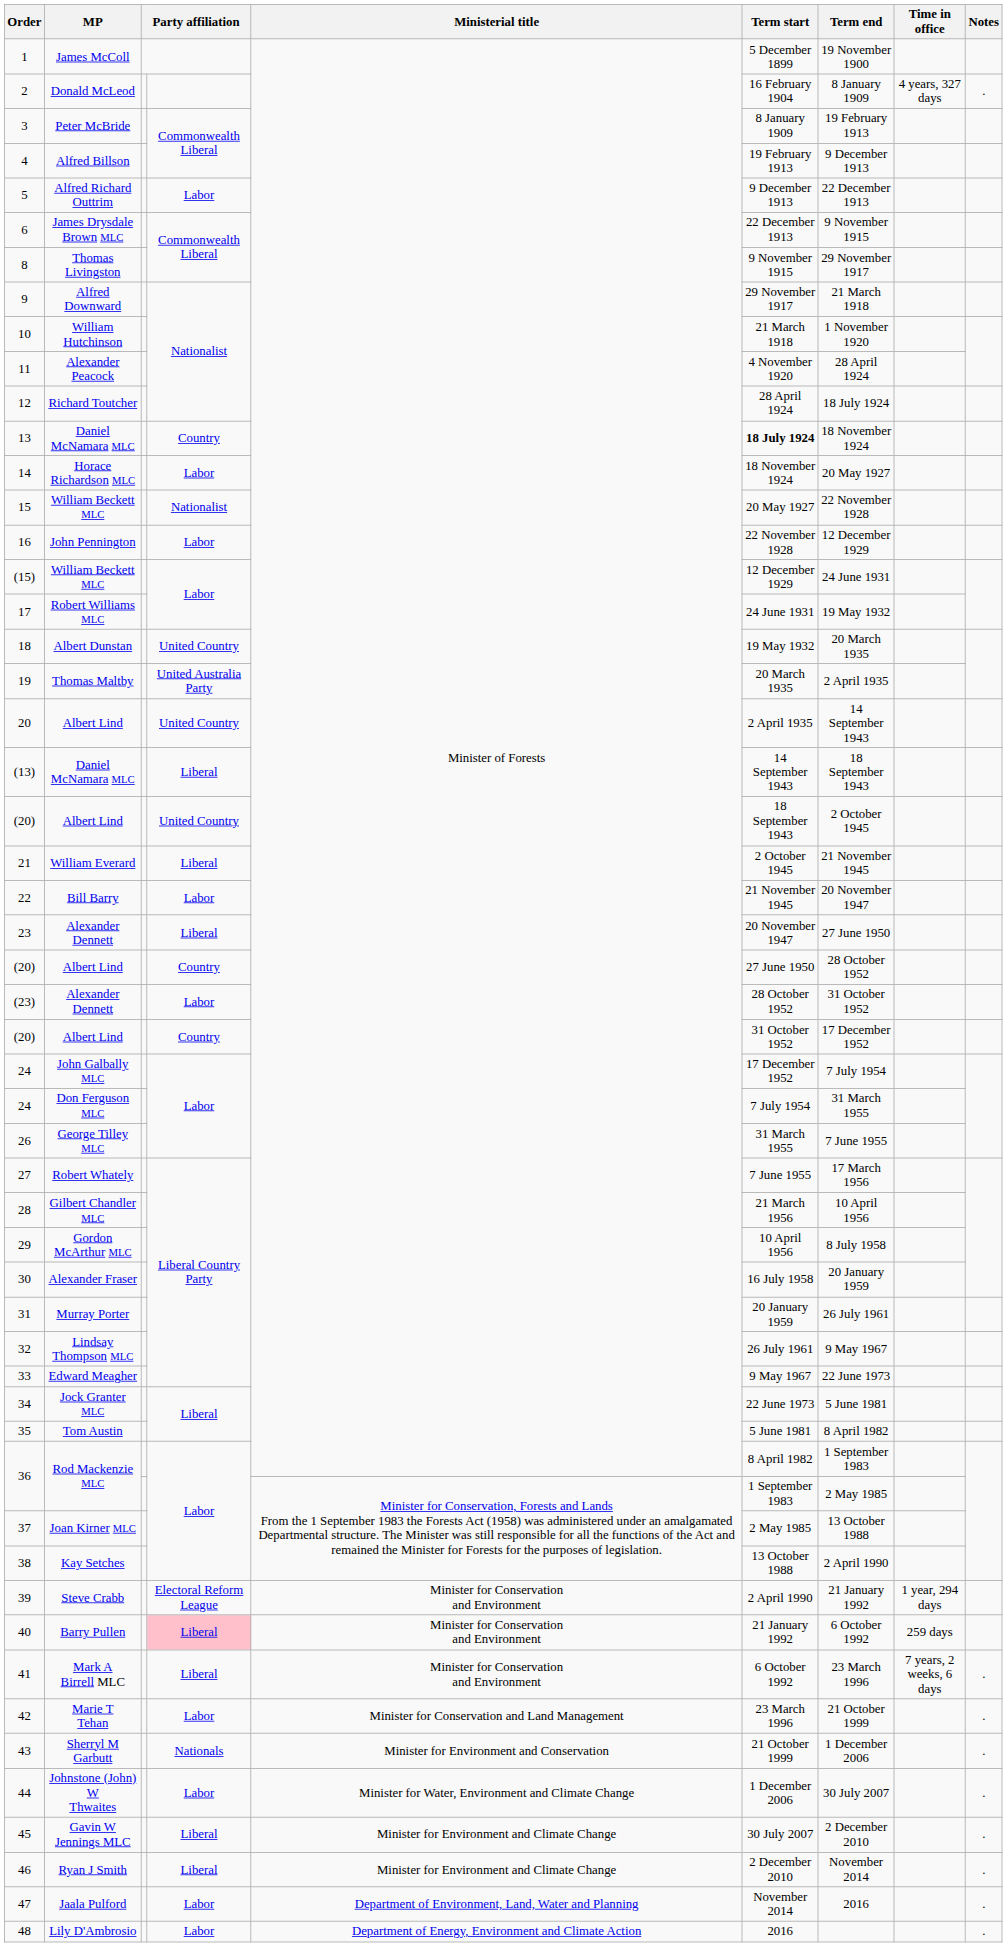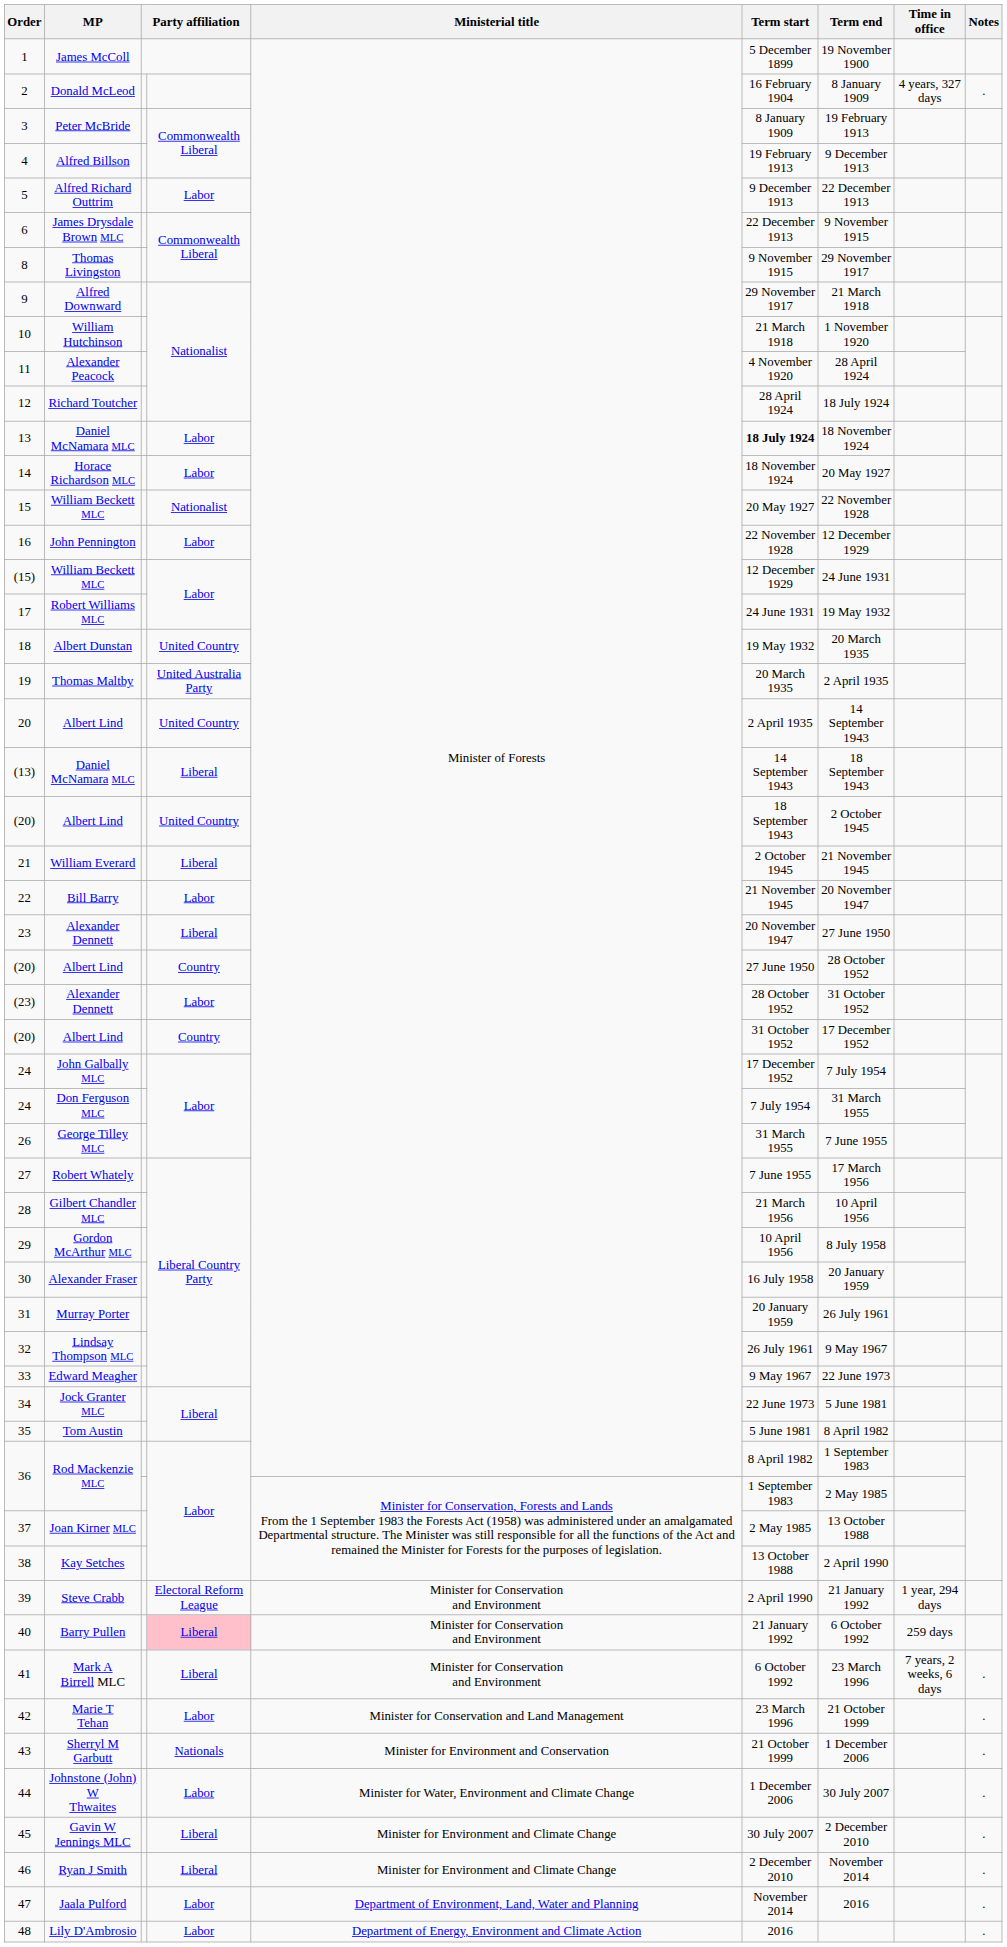(199, 438) Country -> (199, 438) Labor
